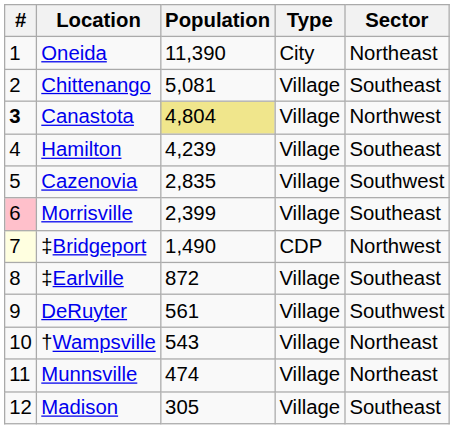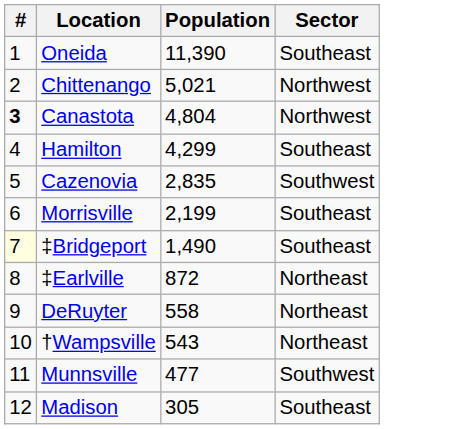- column: (310, 20)
(393, 52) Northeast -> (325, 52) Southeast
(191, 85) 5,081 -> (191, 85) 5,021
(395, 85) Southeast -> (325, 85) Northwest
(191, 117) khaki background -> (191, 117) no background
(191, 149) 4,239 -> (191, 149) 4,299
(15, 213) pink background -> (15, 213) no background
(191, 213) 2,399 -> (191, 213) 2,199
(395, 246) Northwest -> (325, 246) Southeast
(395, 278) Southeast -> (323, 278) Northeast
(182, 310) 561 -> (182, 310) 558
(397, 310) Southwest -> (323, 310) Northeast
(182, 375) 474 -> (182, 375) 477
(393, 375) Northeast -> (327, 375) Southwest
